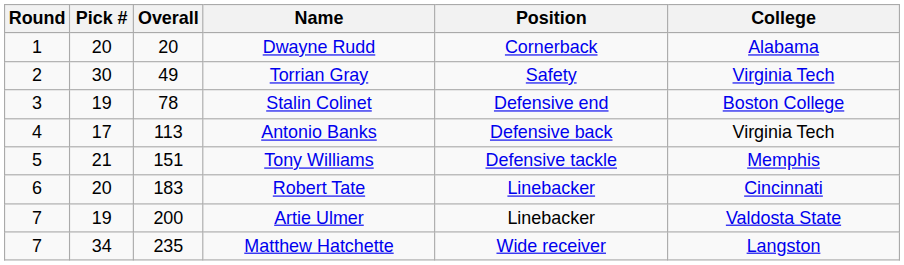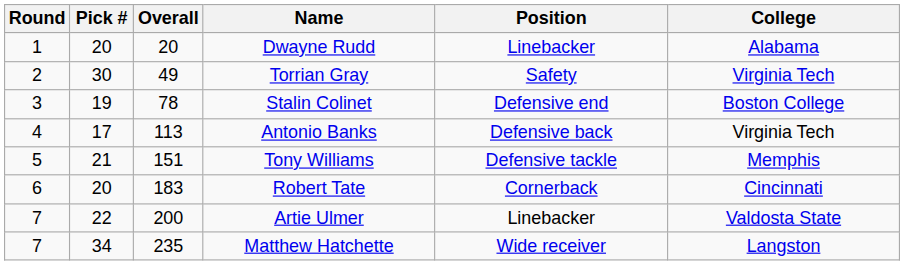(551, 47) Cornerback -> (551, 47) Linebacker
(551, 189) Linebacker -> (551, 189) Cornerback
(102, 217) 19 -> (102, 217) 22
